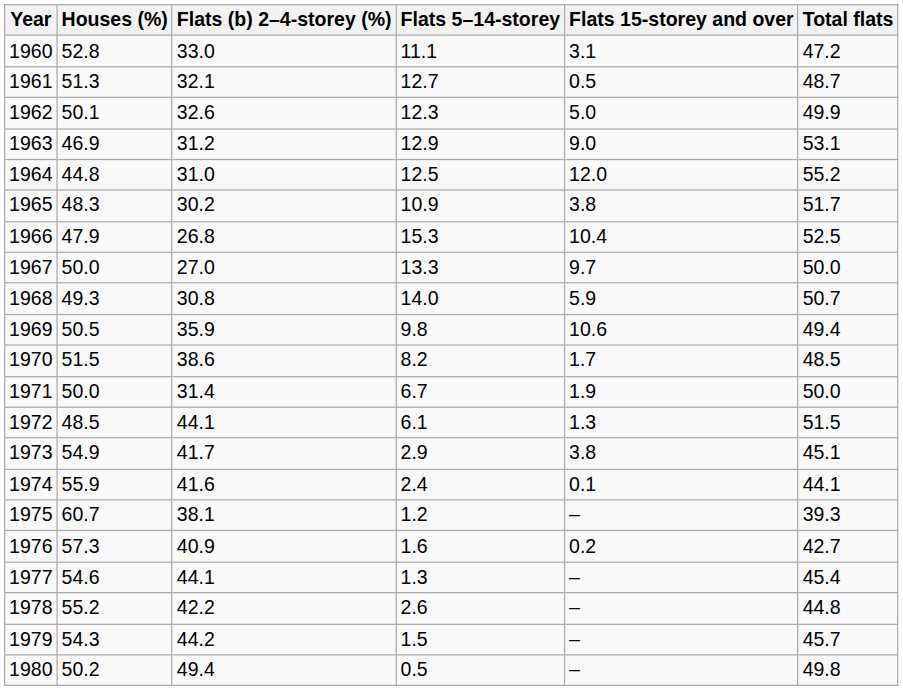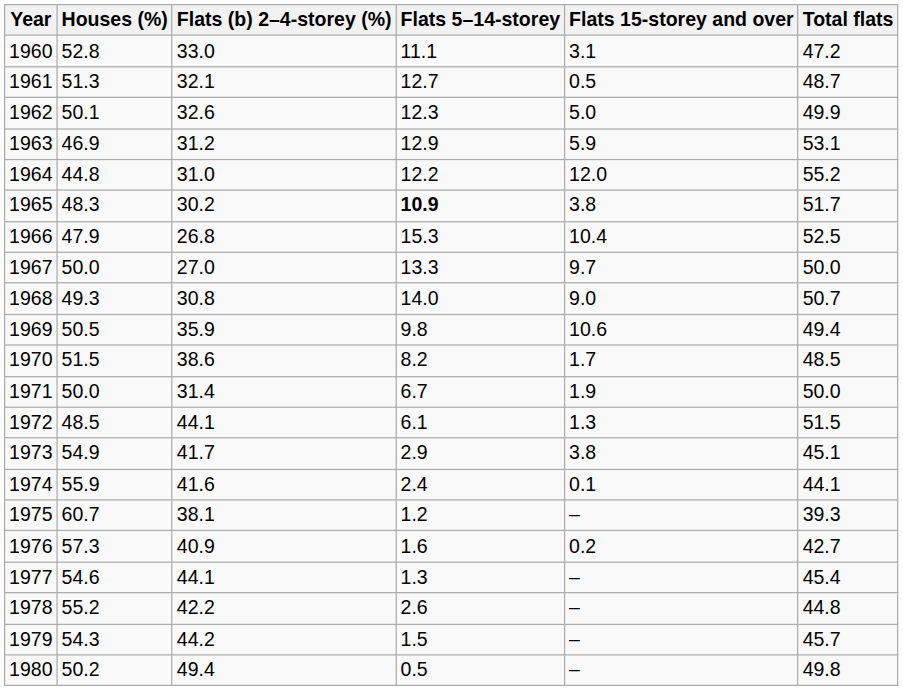(583, 143) 9.0 -> (583, 143) 5.9
(420, 174) 12.5 -> (420, 174) 12.2
(420, 205) normal -> (420, 205) bold
(583, 298) 5.9 -> (583, 298) 9.0
